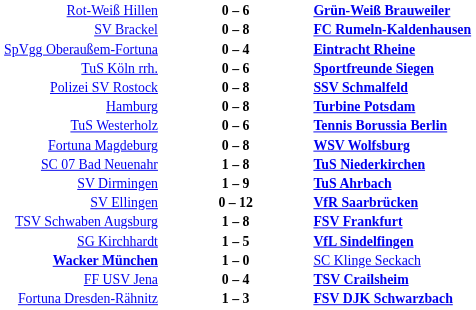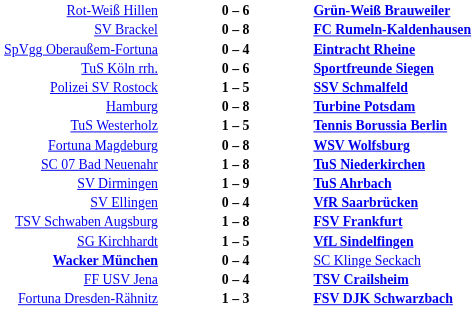(236, 87) 0 – 8 -> (236, 87) 1 – 5
(236, 126) 0 – 6 -> (236, 126) 1 – 5
(236, 202) 0 – 12 -> (236, 202) 0 – 4
(236, 260) 1 – 0 -> (236, 260) 0 – 4
